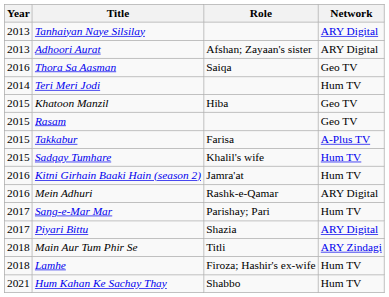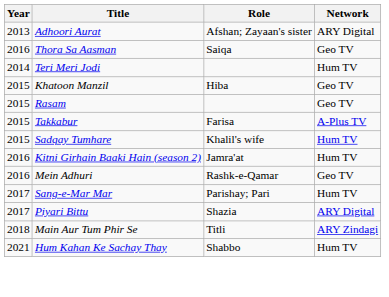- row: (90, 31)
(349, 193) ARY Digital -> (335, 175) Geo TV
- row: (50, 265)
